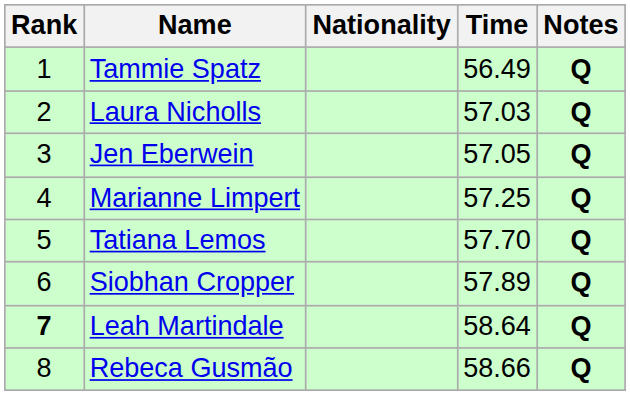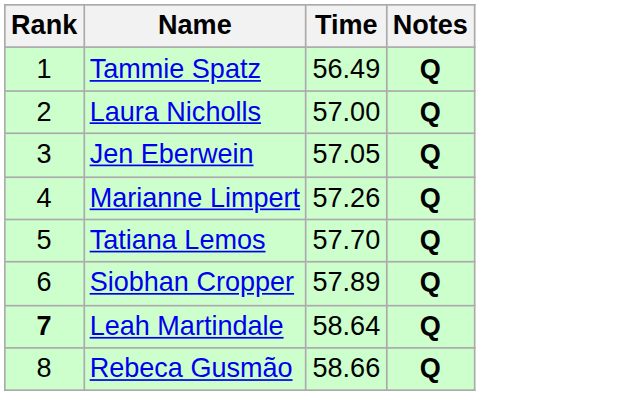- column: (382, 25)
(497, 111) 57.03 -> (346, 111) 57.00
(497, 197) 57.25 -> (346, 197) 57.26
